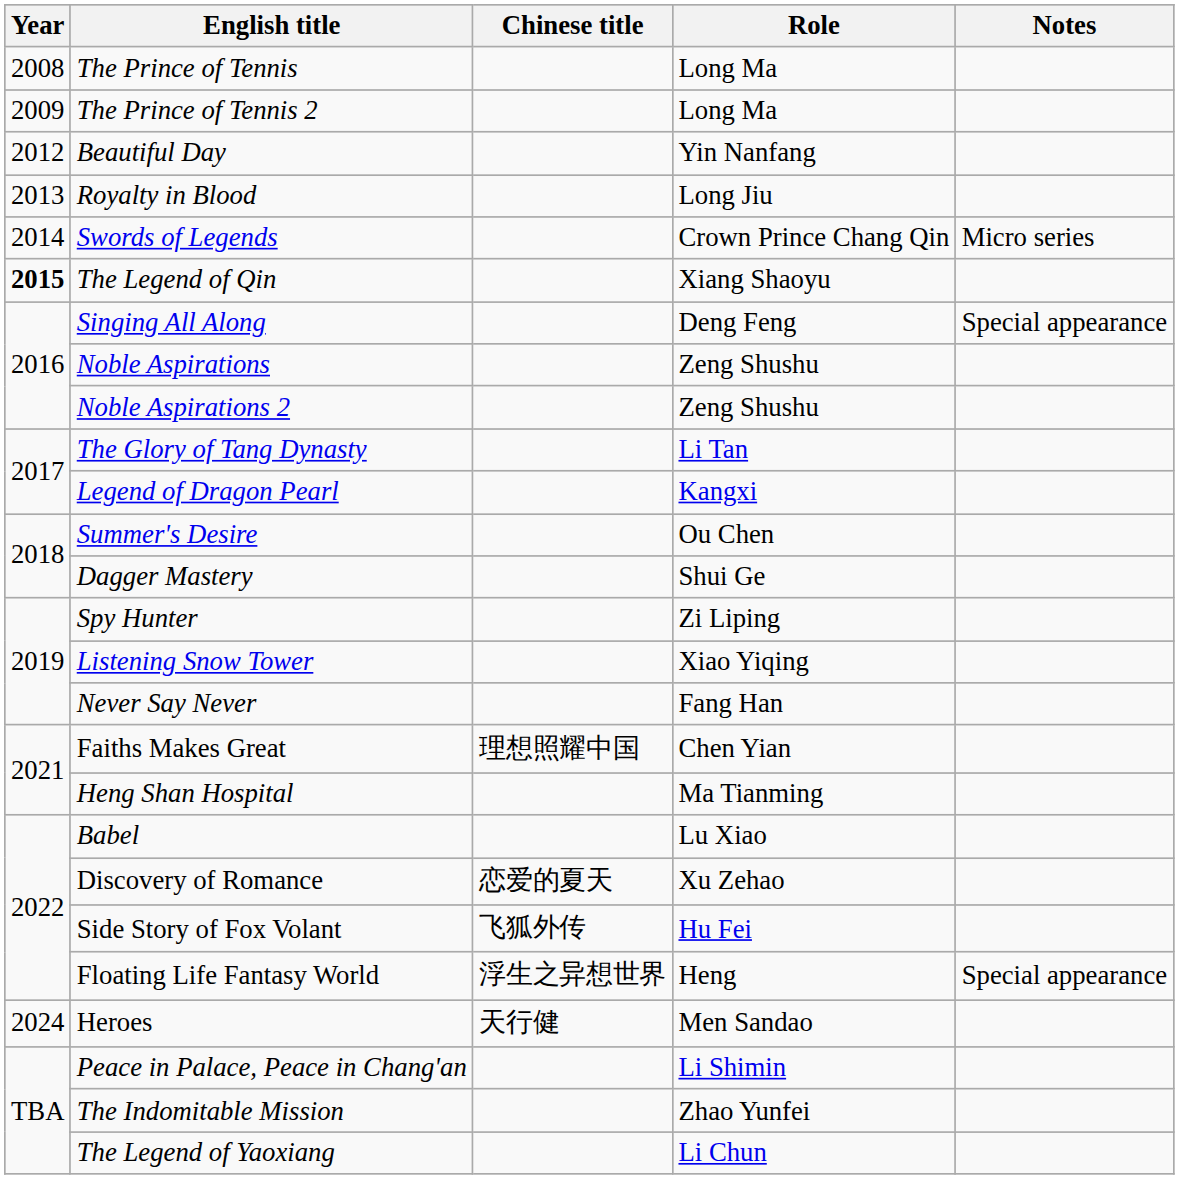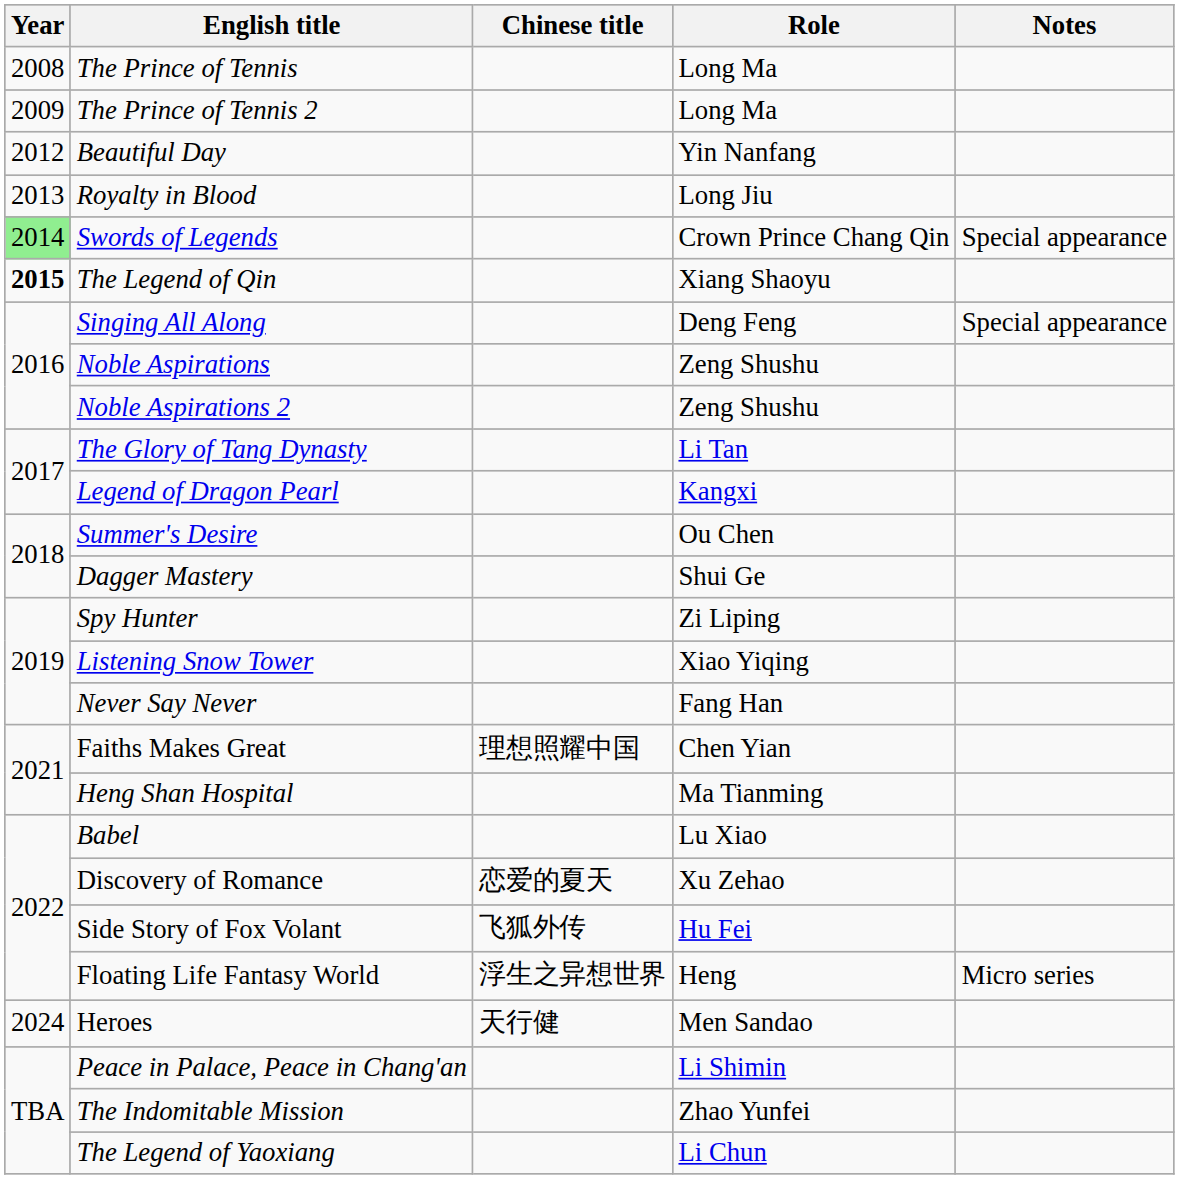(38, 237) no background -> (38, 237) lightgreen background
(1028, 237) Micro series -> (1064, 237) Special appearance
(1064, 975) Special appearance -> (1028, 975) Micro series
